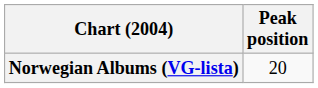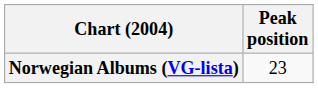(278, 67) 20 -> (278, 67) 23
